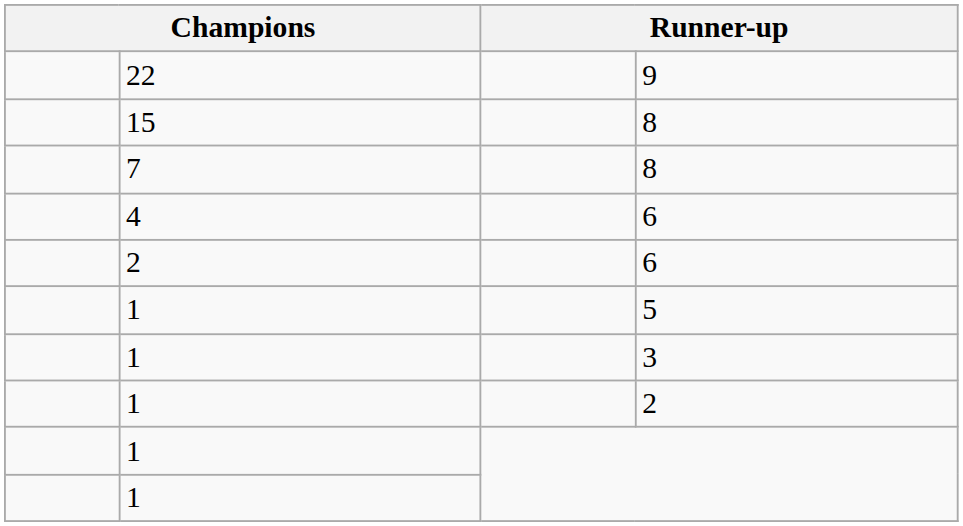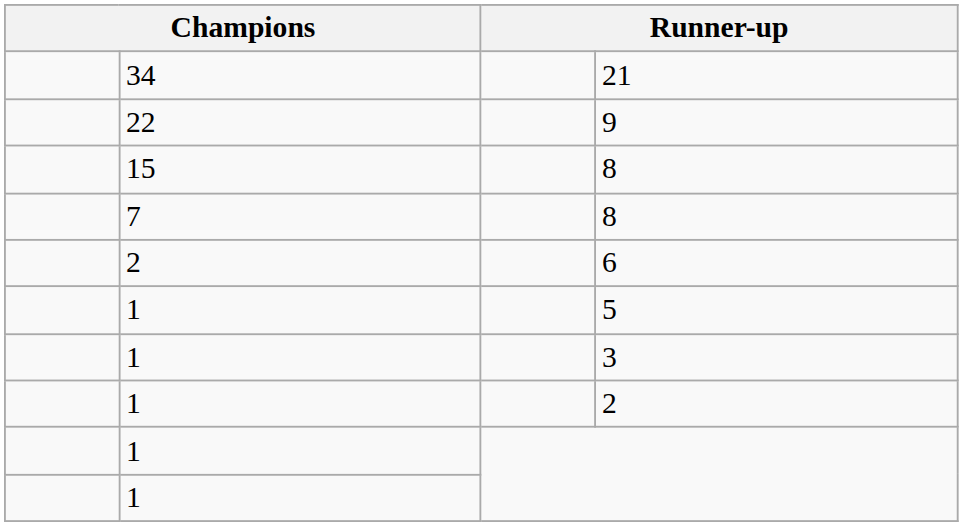+ row: (141, 74)
- row: (133, 215)
